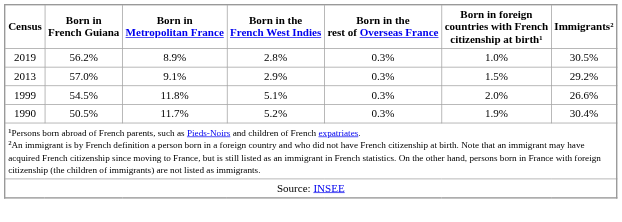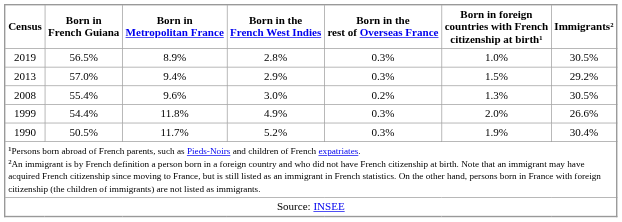(84, 57) 56.2% -> (84, 57) 56.5%
(175, 76) 9.1% -> (175, 76) 9.4%
+ row: (25, 95)
(84, 95) 54.5% -> (84, 113) 54.4%
(276, 95) 5.1% -> (276, 113) 4.9%
